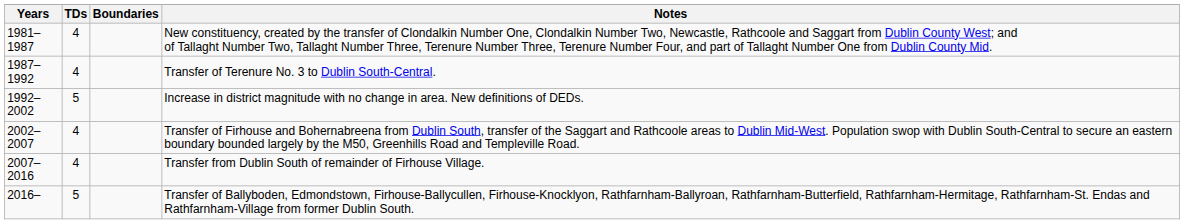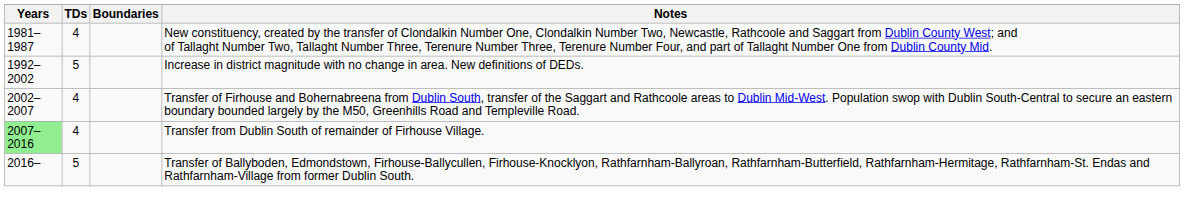- row: (300, 72)
(24, 169) no background -> (24, 137) lightgreen background
